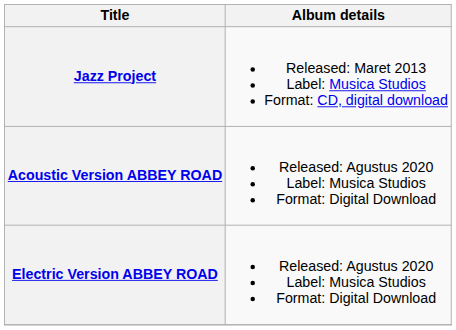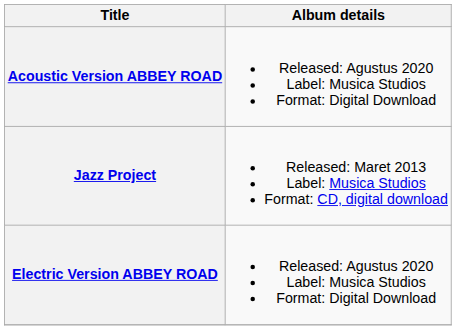rows swapped: (115, 76) <-> (115, 175)
